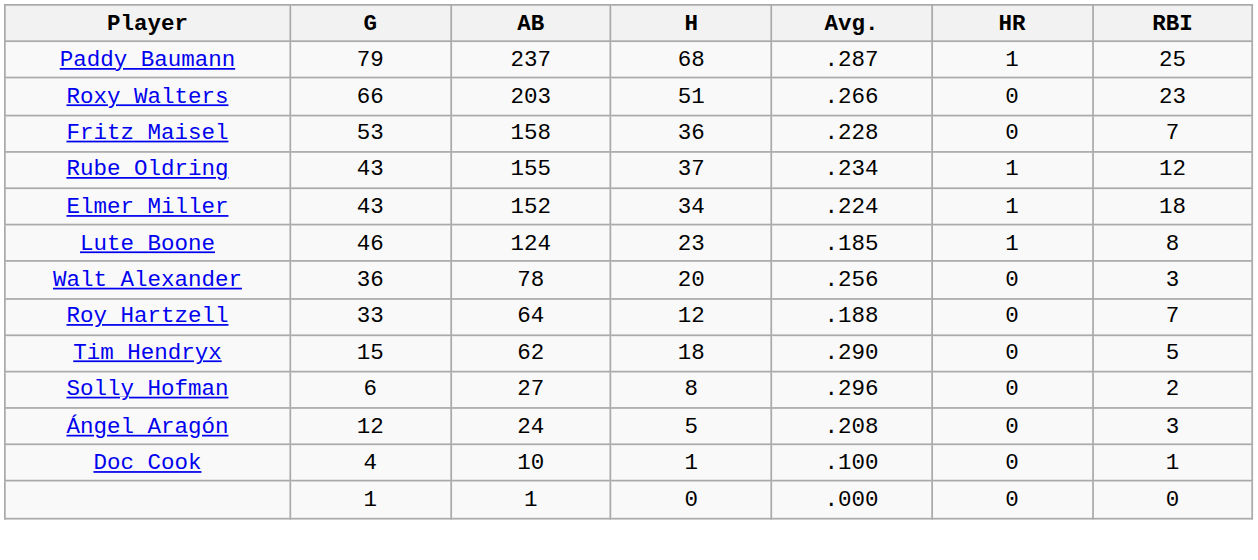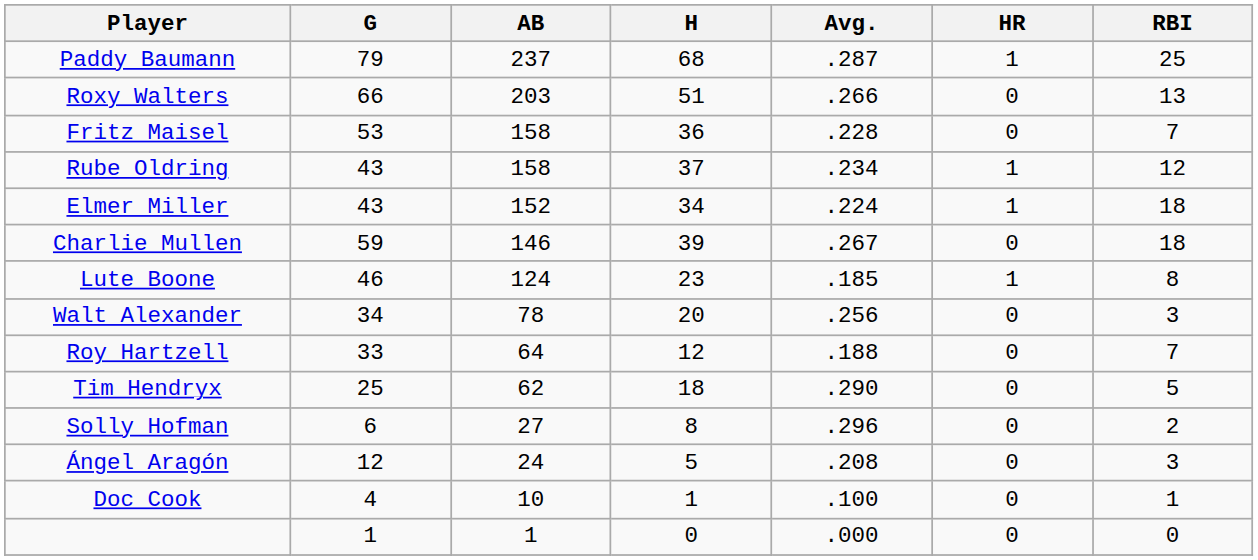(1172, 97) 23 -> (1172, 97) 13
(531, 170) 155 -> (531, 170) 158
+ row: (147, 243)
(370, 280) 36 -> (370, 316) 34
(370, 353) 15 -> (370, 390) 25
